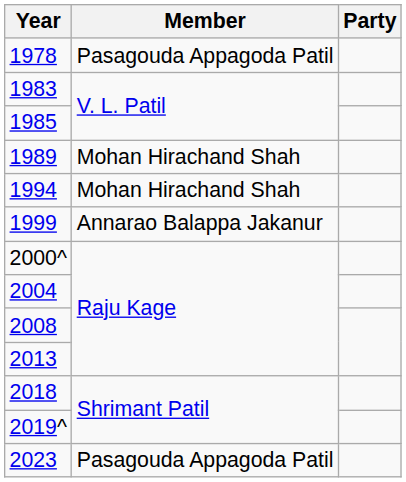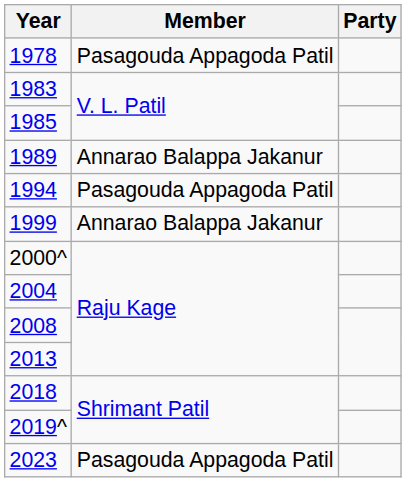(189, 156) Mohan Hirachand Shah -> (200, 156) Annarao Balappa Jakanur
(189, 190) Mohan Hirachand Shah -> (205, 190) Pasagouda Appagoda Patil
